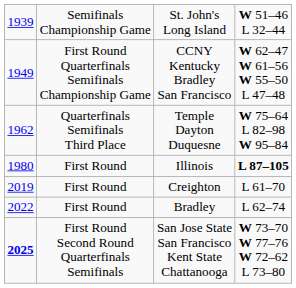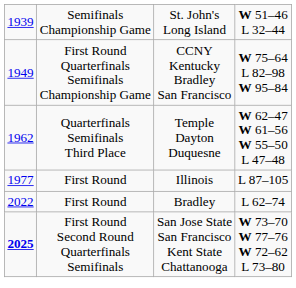(263, 72) W 62–47 W 61–56 W 55–50 L 47–48 -> (263, 72) W 75–64 L 82–98 W 95–84
(263, 130) W 75–64 L 82–98 W 95–84 -> (263, 137) W 62–47 W 61–56 W 55–50 L 47–48
(21, 165) 1980 -> (21, 180) 1977
(263, 165) bold -> (263, 180) normal
- row: (194, 186)
